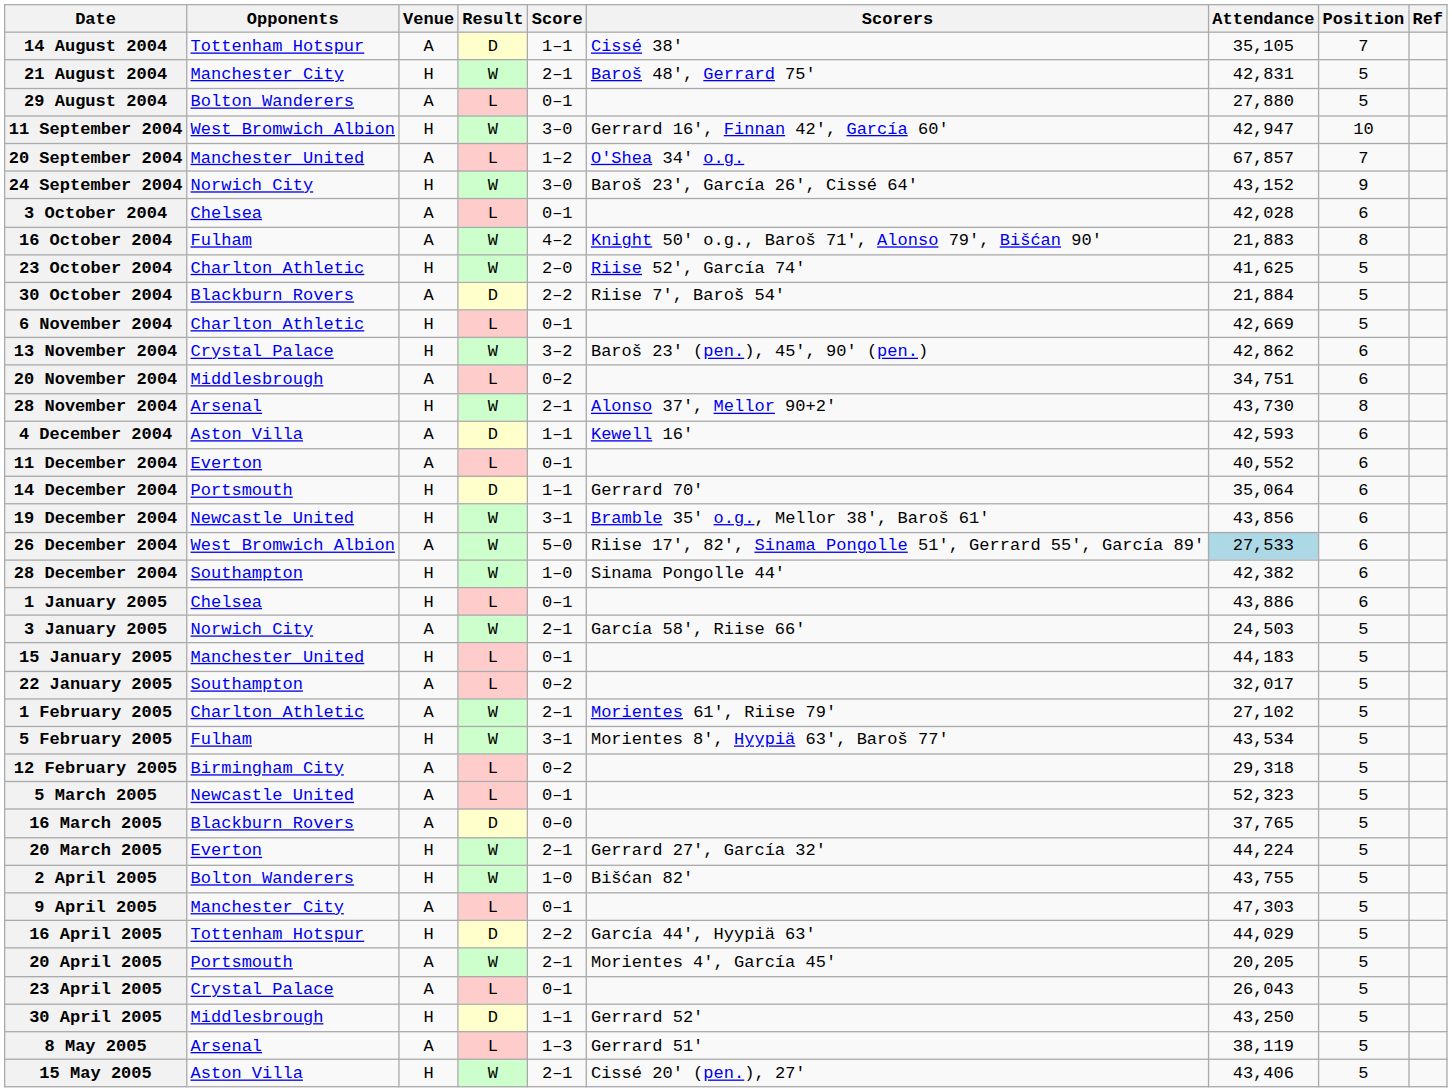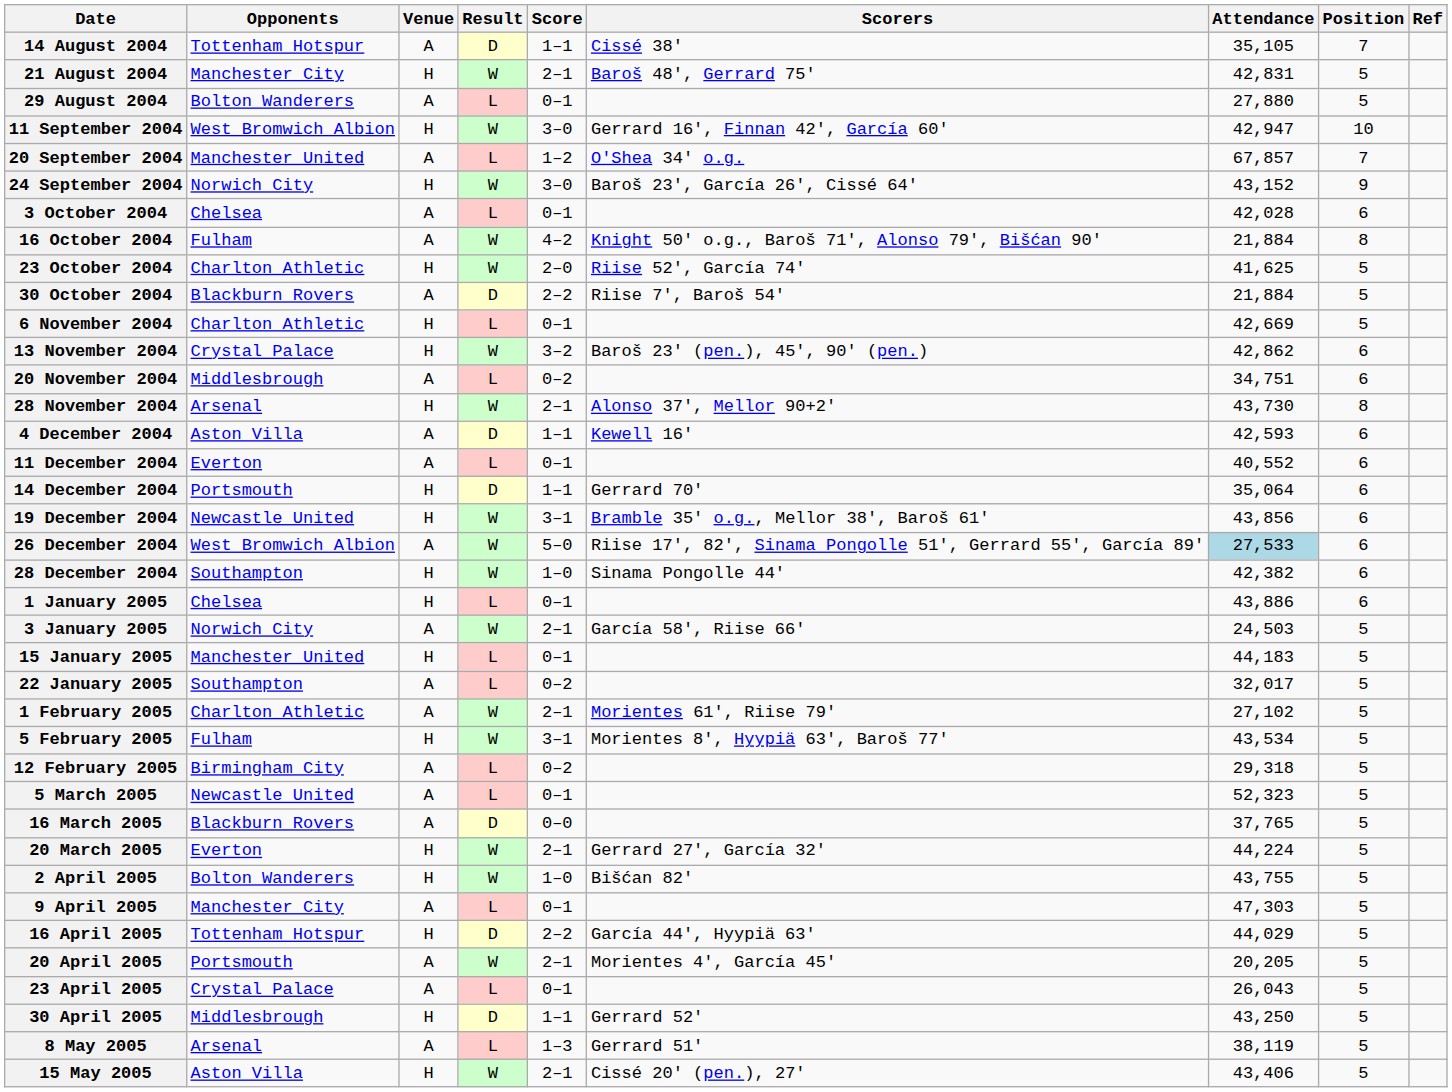(1263, 241) 21,883 -> (1263, 241) 21,884
